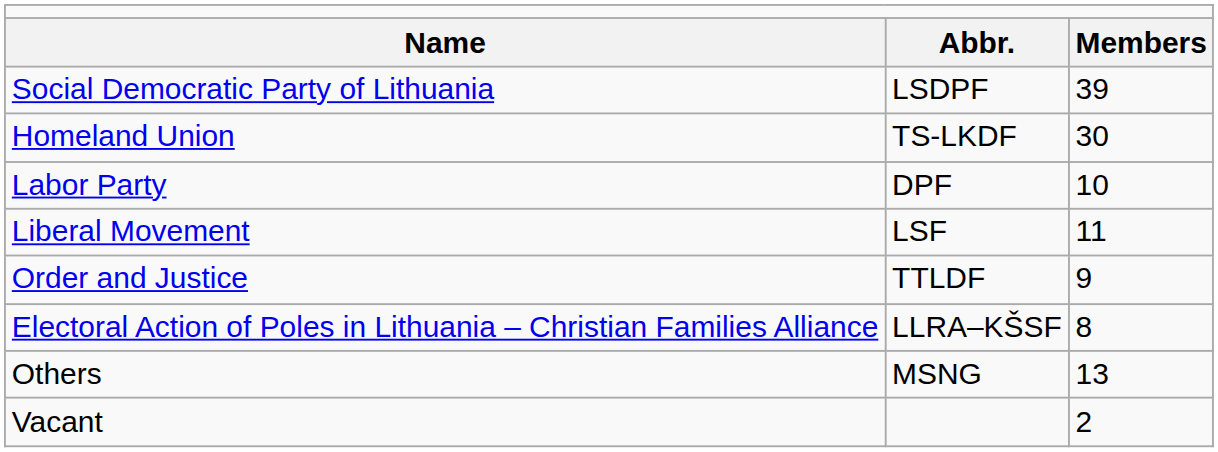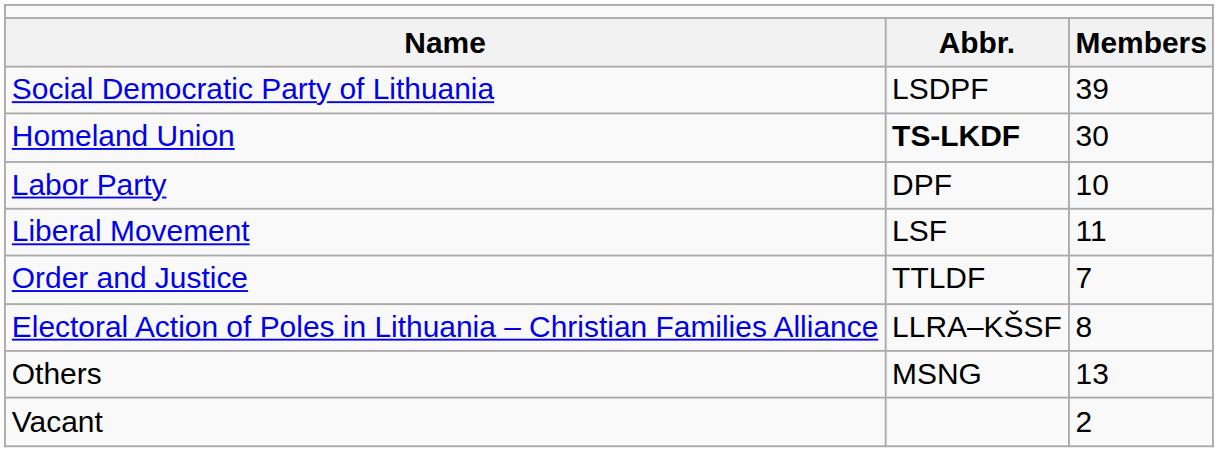(954, 136) normal -> (956, 136) bold
(1084, 279) 9 -> (1084, 279) 7
